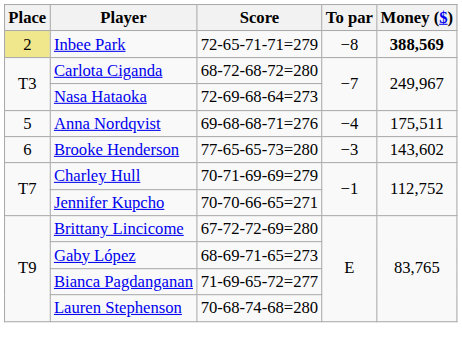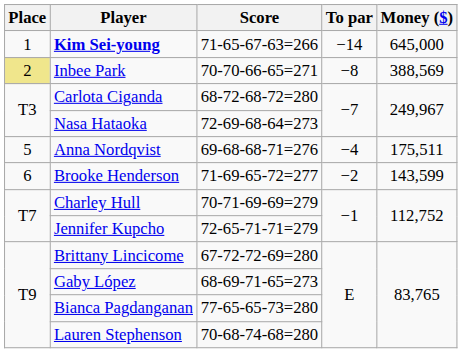+ row: (107, 44)
(259, 44) 72-65-71-71=279 -> (259, 70) 70-70-66-65=271
(417, 44) bold -> (417, 70) normal
(259, 149) 77-65-65-73=280 -> (259, 176) 71-69-65-72=277
(349, 149) −3 -> (349, 176) −2
(417, 149) 143,602 -> (417, 176) 143,599
(259, 202) 70-70-66-65=271 -> (259, 228) 72-65-71-71=279
(259, 281) 71-69-65-72=277 -> (259, 307) 77-65-65-73=280
